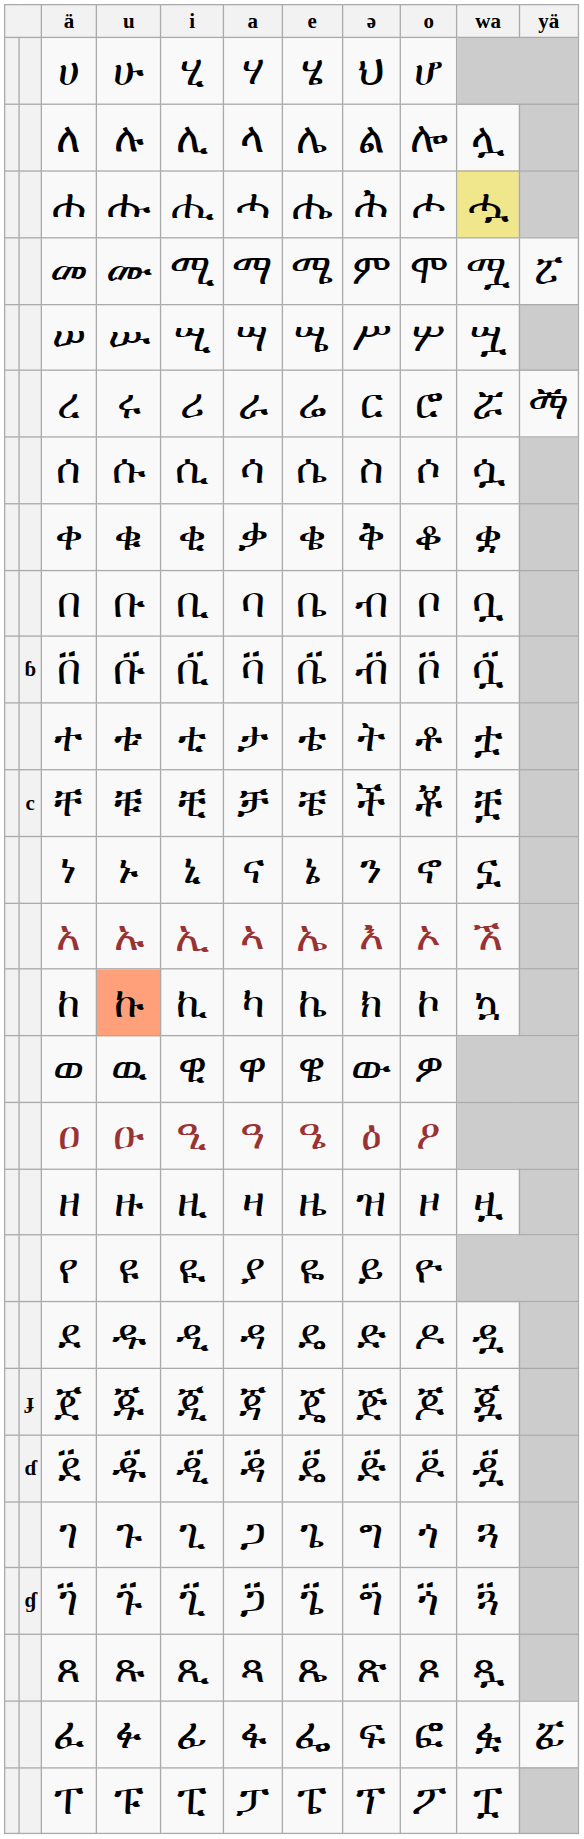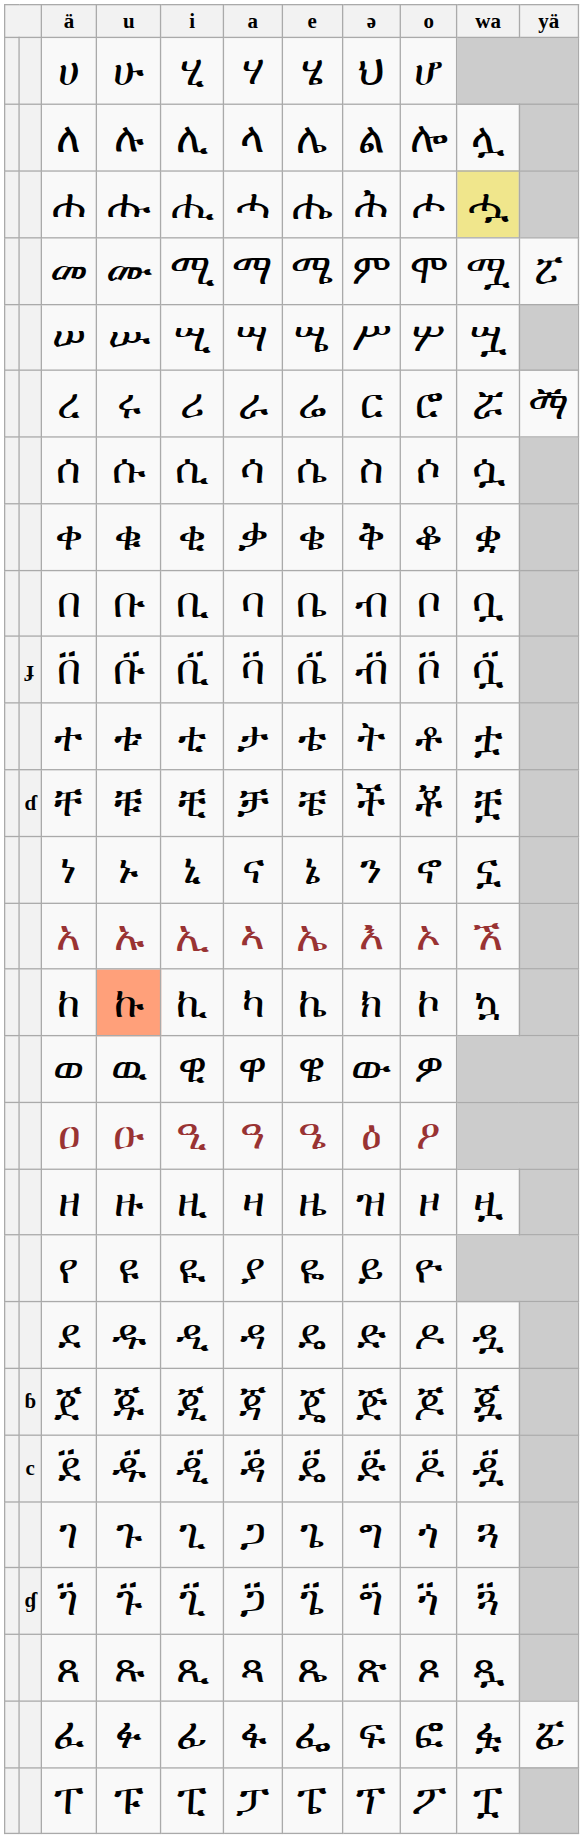(30, 669) ɓ -> (30, 669) ɟ
(30, 802) c -> (30, 802) ɗ
(30, 1401) ɟ -> (30, 1401) ɓ
(30, 1467) ɗ -> (30, 1467) c
